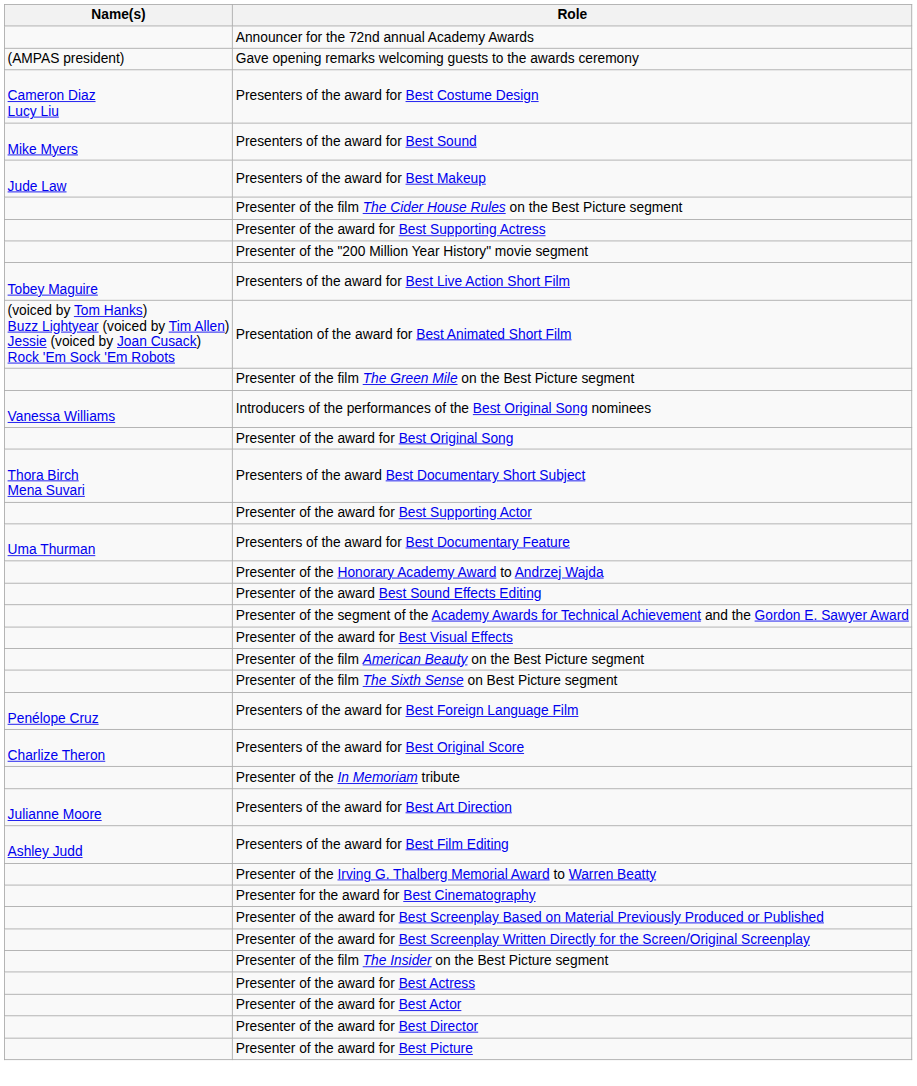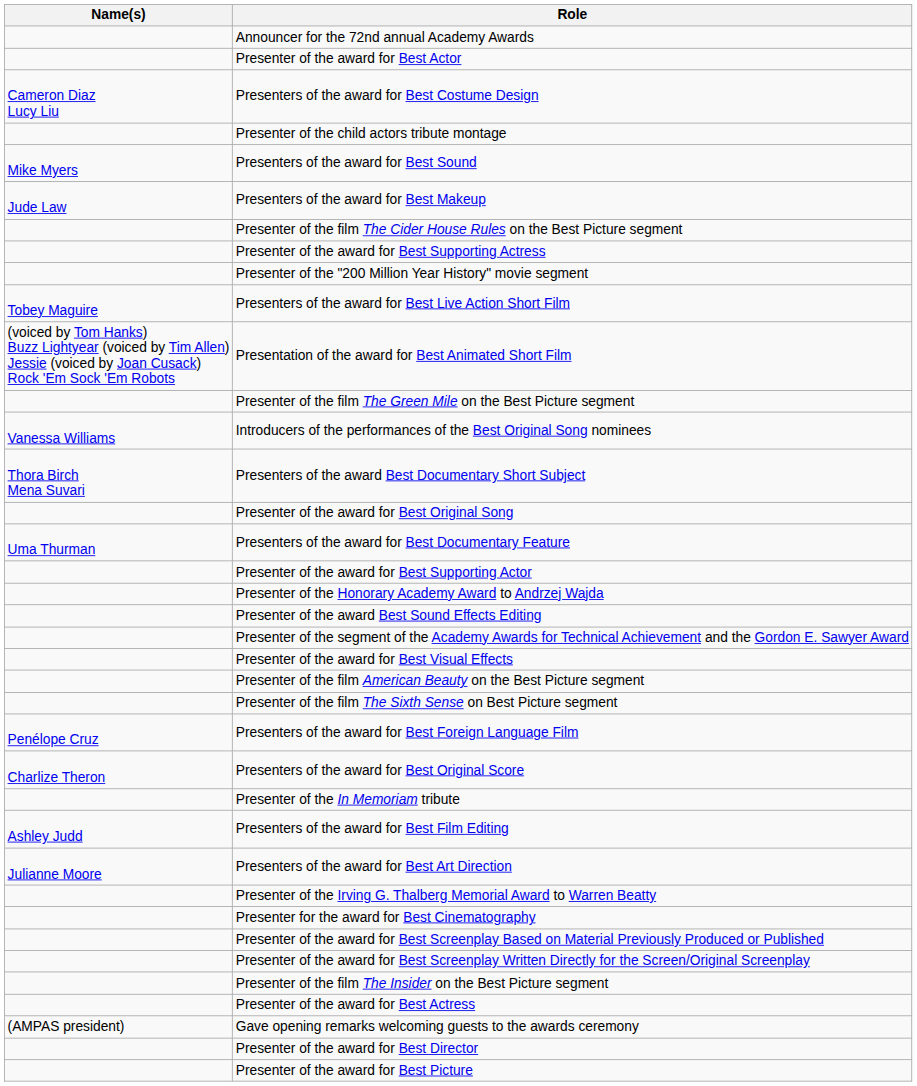rows swapped: (437, 59) <-> (349, 1005)
+ row: (371, 133)
rows swapped: (375, 438) <-> (411, 475)
rows swapped: (403, 542) <-> (384, 513)
rows swapped: (374, 807) <-> (372, 844)
